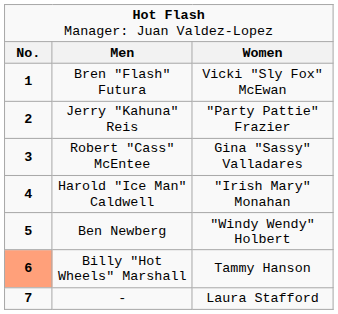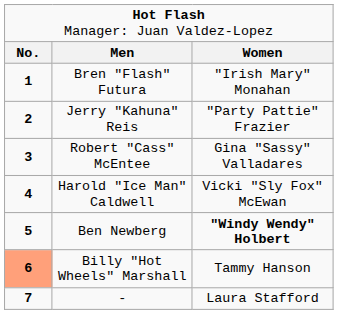(262, 82) Vicki "Sly Fox" McEwan -> (262, 82) "Irish Mary" Monahan
(262, 194) "Irish Mary" Monahan -> (262, 194) Vicki "Sly Fox" McEwan
(262, 231) normal -> (262, 231) bold
